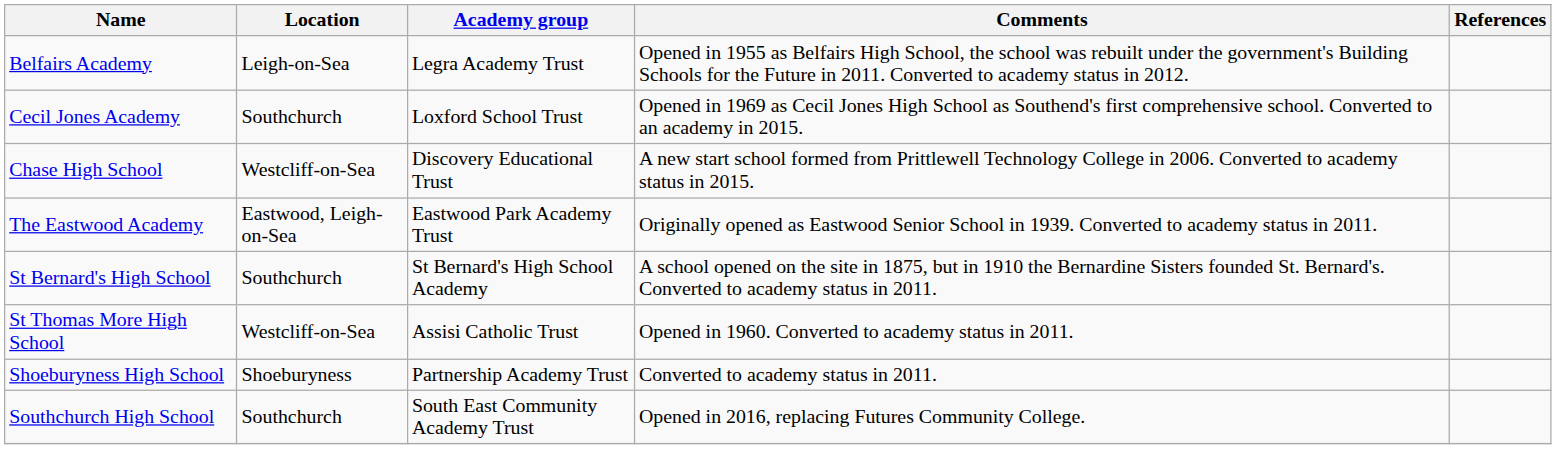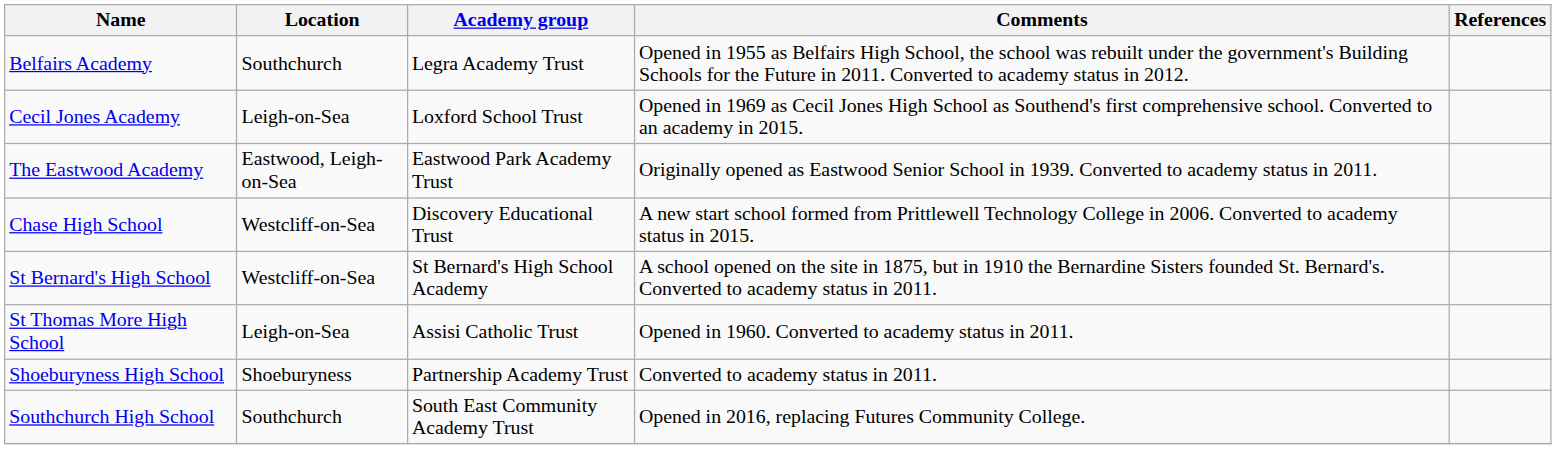(296, 62) Leigh-on-Sea -> (292, 62) Southchurch
(292, 116) Southchurch -> (296, 116) Leigh-on-Sea
rows swapped: (86, 170) <-> (106, 224)
(292, 277) Southchurch -> (308, 277) Westcliff-on-Sea
(308, 331) Westcliff-on-Sea -> (296, 331) Leigh-on-Sea
